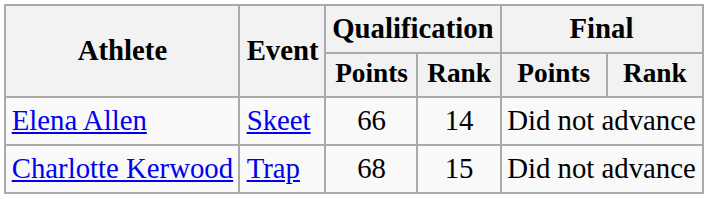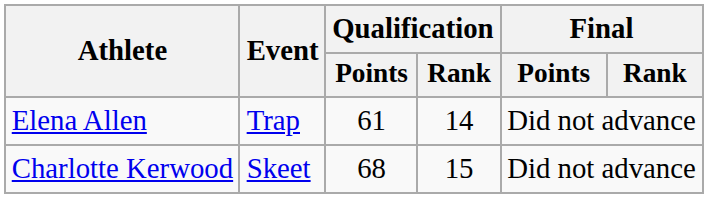(279, 121) Skeet -> (273, 121) Trap
(372, 121) 66 -> (372, 121) 61
(273, 168) Trap -> (279, 168) Skeet
